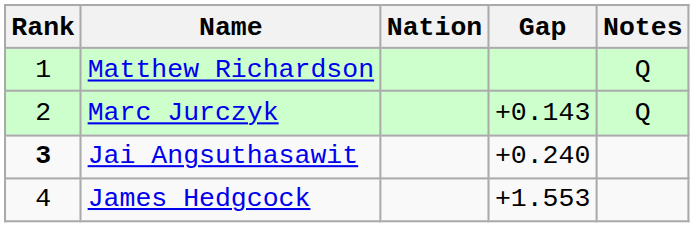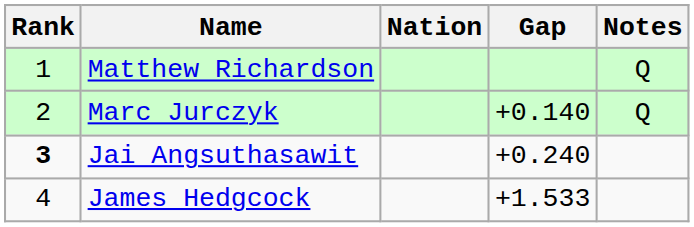(543, 113) +0.143 -> (543, 113) +0.140
(543, 200) +1.553 -> (543, 200) +1.533
